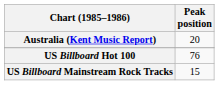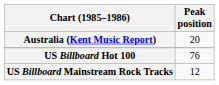(195, 71) 15 -> (195, 71) 12
